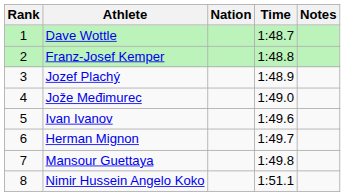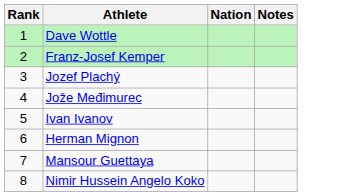- column: (276, 14)
